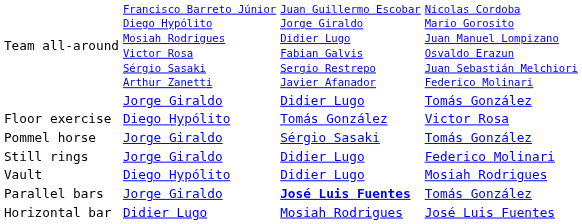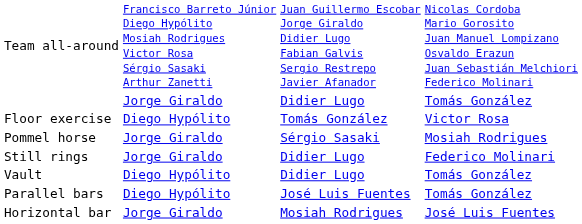(478, 138) Tomás González -> (486, 138) Mosiah Rodrigues
(486, 175) Mosiah Rodrigues -> (478, 175) Tomás González
(173, 194) Jorge Giraldo -> (177, 194) Diego Hypólito
(345, 194) bold -> (345, 194) normal
(165, 212) Didier Lugo -> (173, 212) Jorge Giraldo
